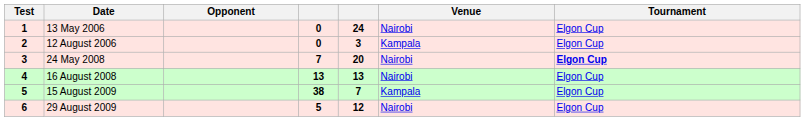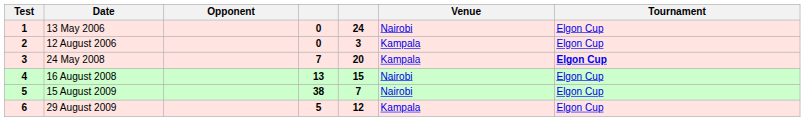(397, 60) Nairobi -> (400, 60) Kampala
(358, 76) 13 -> (358, 76) 15
(400, 92) Kampala -> (397, 92) Nairobi
(397, 108) Nairobi -> (400, 108) Kampala
